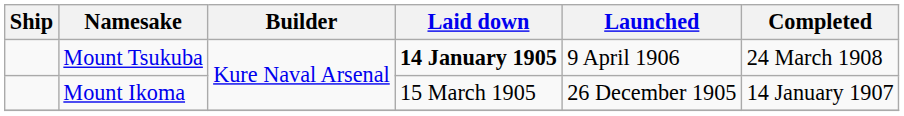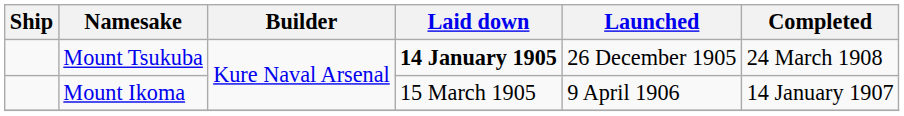(623, 57) 9 April 1906 -> (652, 57) 26 December 1905
(652, 92) 26 December 1905 -> (623, 92) 9 April 1906
